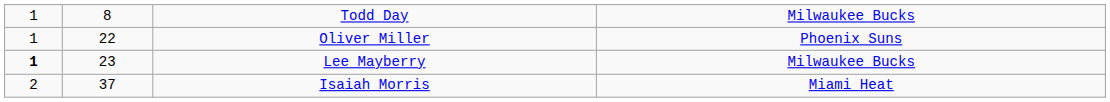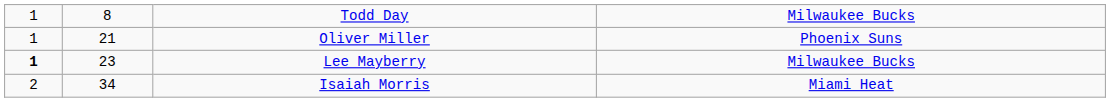(107, 39) 22 -> (107, 39) 21
(107, 85) 37 -> (107, 85) 34
